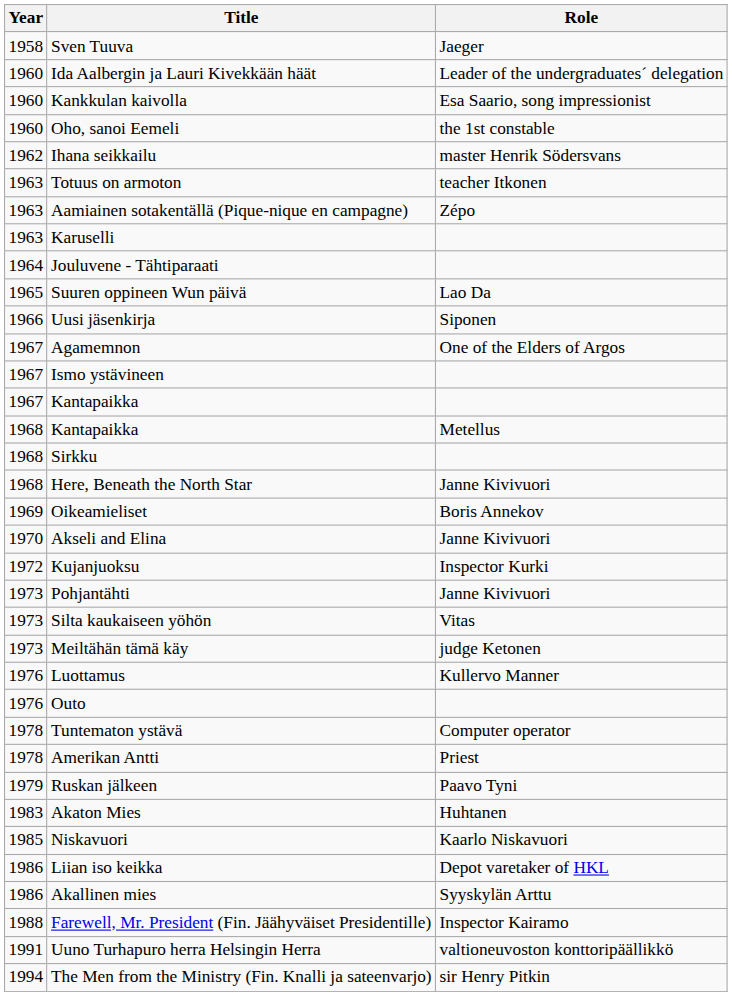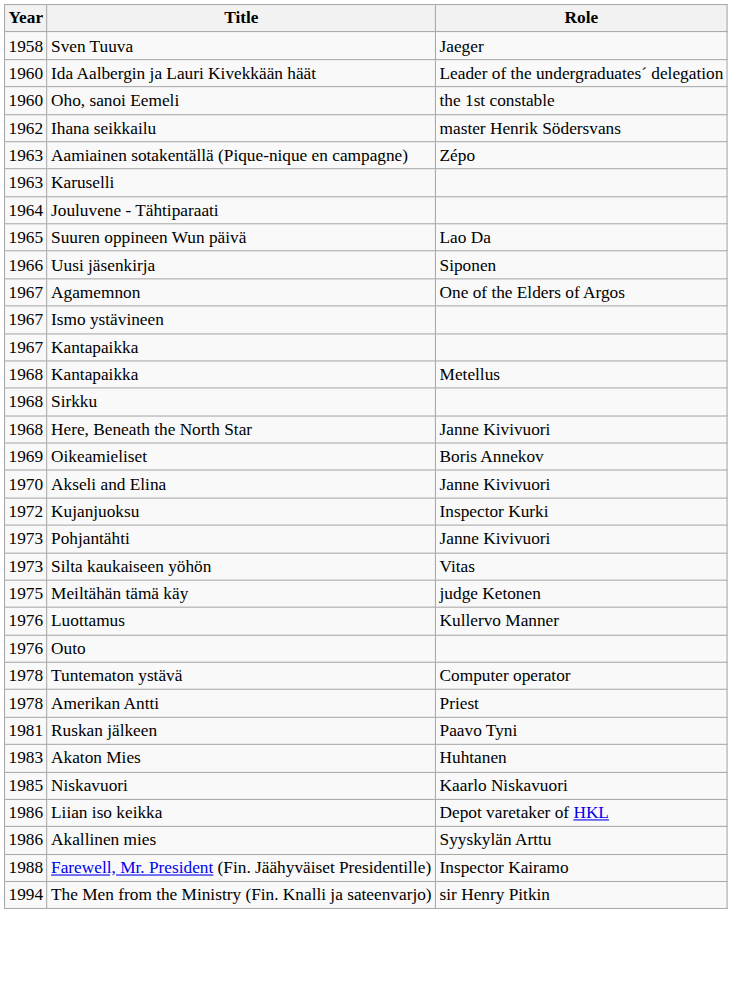- row: (119, 100)
- row: (116, 182)
(26, 648) 1973 -> (26, 593) 1975
(26, 785) 1979 -> (26, 730) 1981
- row: (186, 949)
